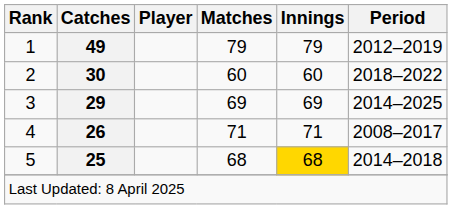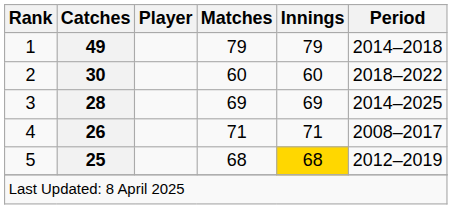(398, 47) 2012–2019 -> (398, 47) 2014–2018
(96, 103) 29 -> (96, 103) 28
(398, 160) 2014–2018 -> (398, 160) 2012–2019
